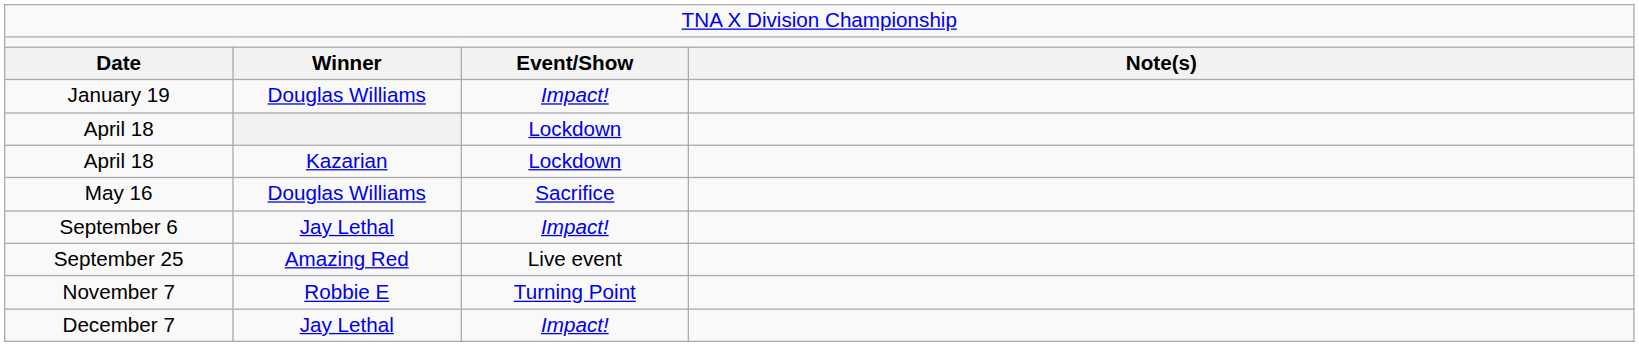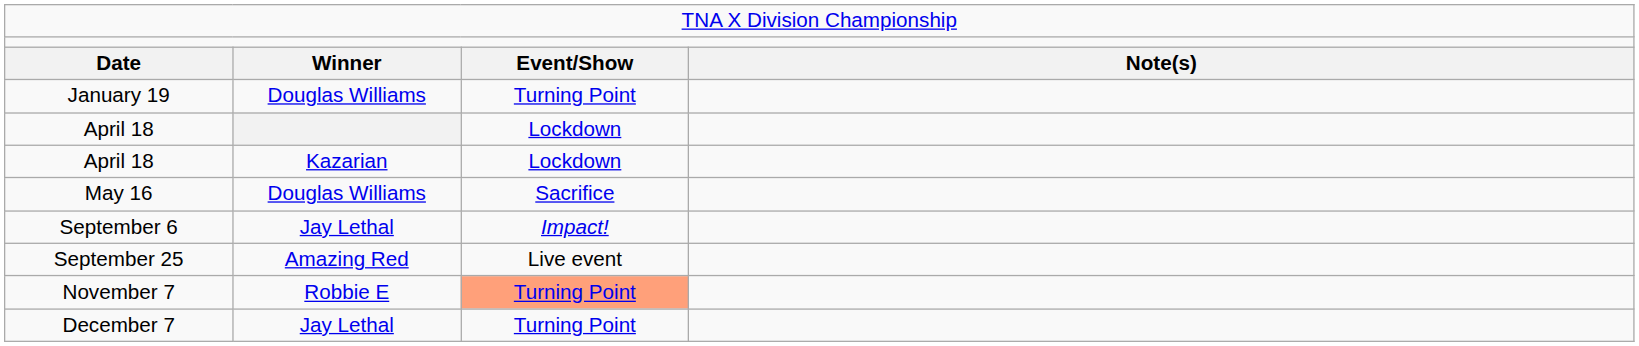(575, 95) Impact! -> (575, 95) Turning Point
(575, 292) no background -> (575, 292) lightsalmon background
(575, 324) Impact! -> (575, 324) Turning Point
